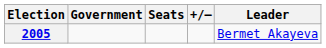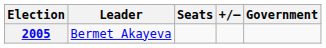columns swapped: (268, 14) <-> (107, 14)
